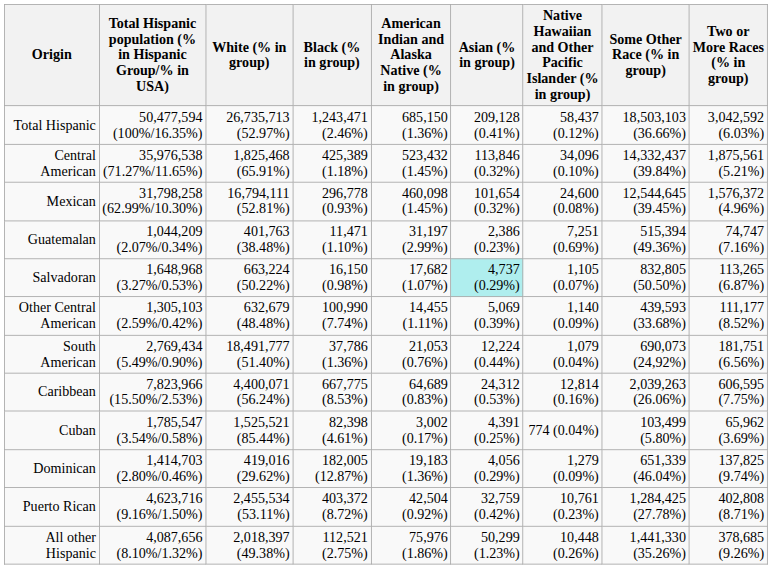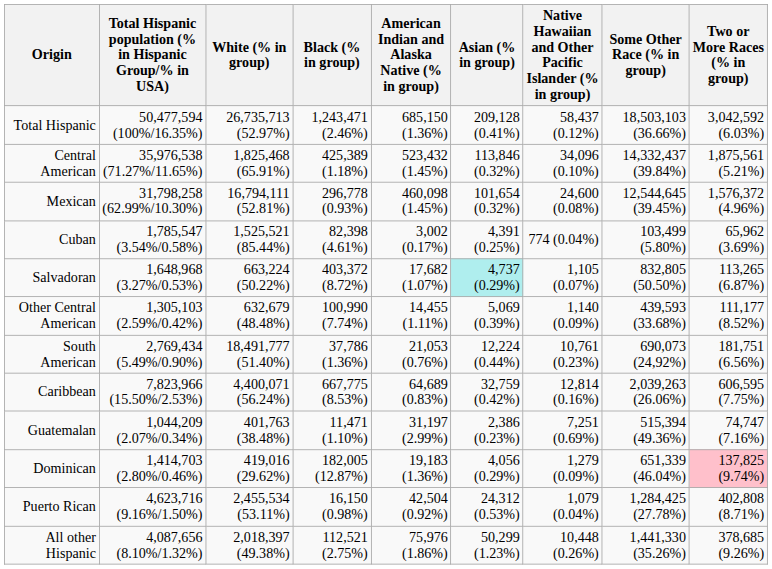rows swapped: (62, 239) <-> (77, 430)
(345, 277) 16,150 (0.98%) -> (345, 277) 403,372 (8.72%)
(576, 354) 1,079 (0.04%) -> (576, 354) 10,761 (0.23%)
(497, 392) 24,312 (0.53%) -> (497, 392) 32,759 (0.42%)
(741, 468) no background -> (741, 468) pink background
(345, 506) 403,372 (8.72%) -> (345, 506) 16,150 (0.98%)
(497, 506) 32,759 (0.42%) -> (497, 506) 24,312 (0.53%)
(576, 506) 10,761 (0.23%) -> (576, 506) 1,079 (0.04%)
